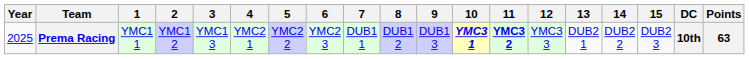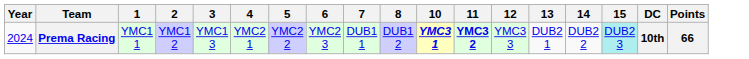- column: (434, 13)
(20, 38) 2025 -> (20, 38) 2024
(656, 38) no background -> (620, 38) paleturquoise background
(724, 38) 63 -> (688, 38) 66
